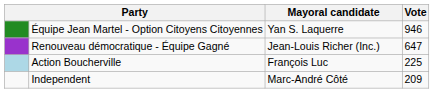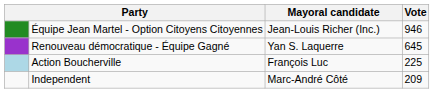(306, 29) Yan S. Laquerre -> (324, 29) Jean-Louis Richer (Inc.)
(324, 46) Jean-Louis Richer (Inc.) -> (306, 46) Yan S. Laquerre
(413, 46) 647 -> (413, 46) 645
